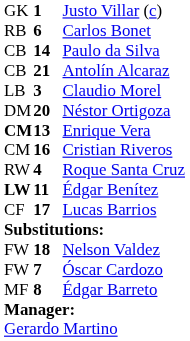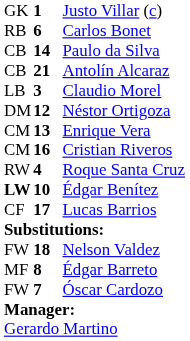(42, 110) 20 -> (42, 110) 12
(18, 130) bold -> (17, 130) normal
(41, 189) 11 -> (42, 189) 10
rows swapped: (110, 289) <-> (113, 269)
